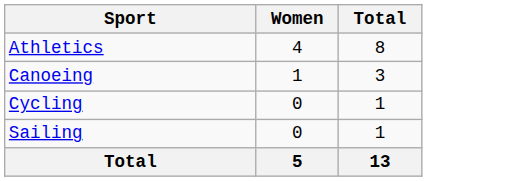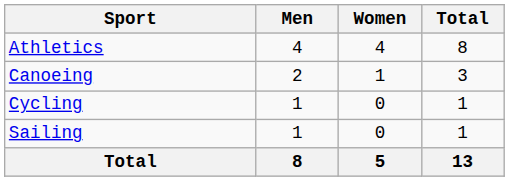+ column: (297, 19)
